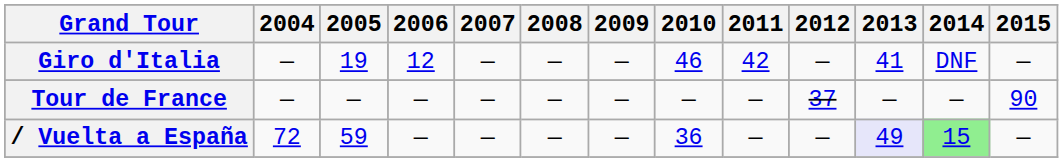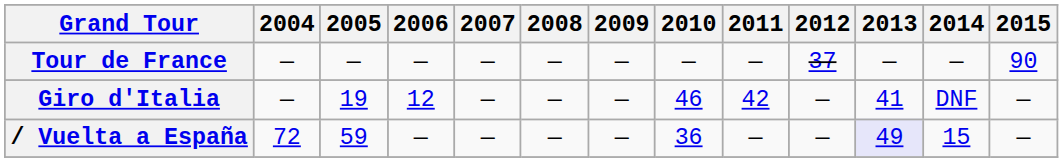rows swapped: (129, 62) <-> (129, 100)
(956, 138) lightgreen background -> (956, 138) no background
